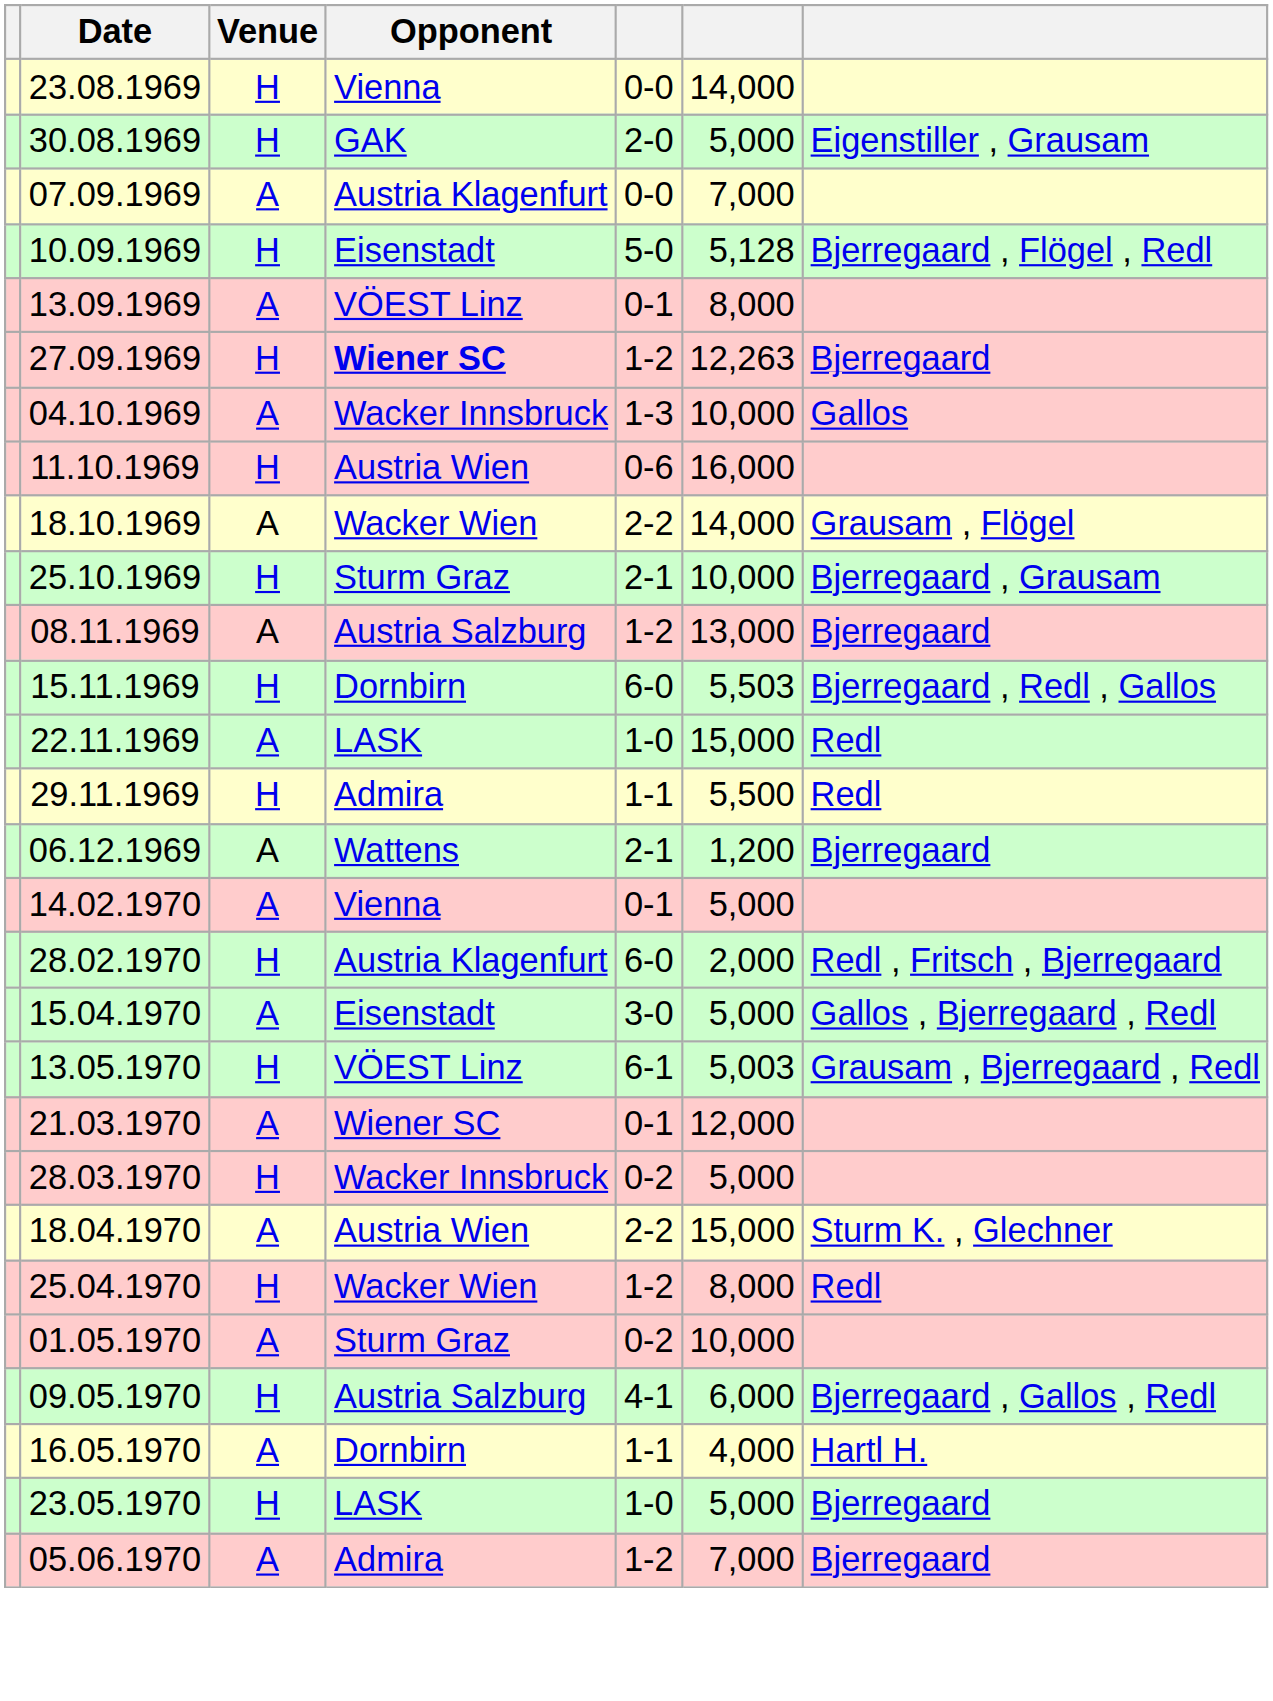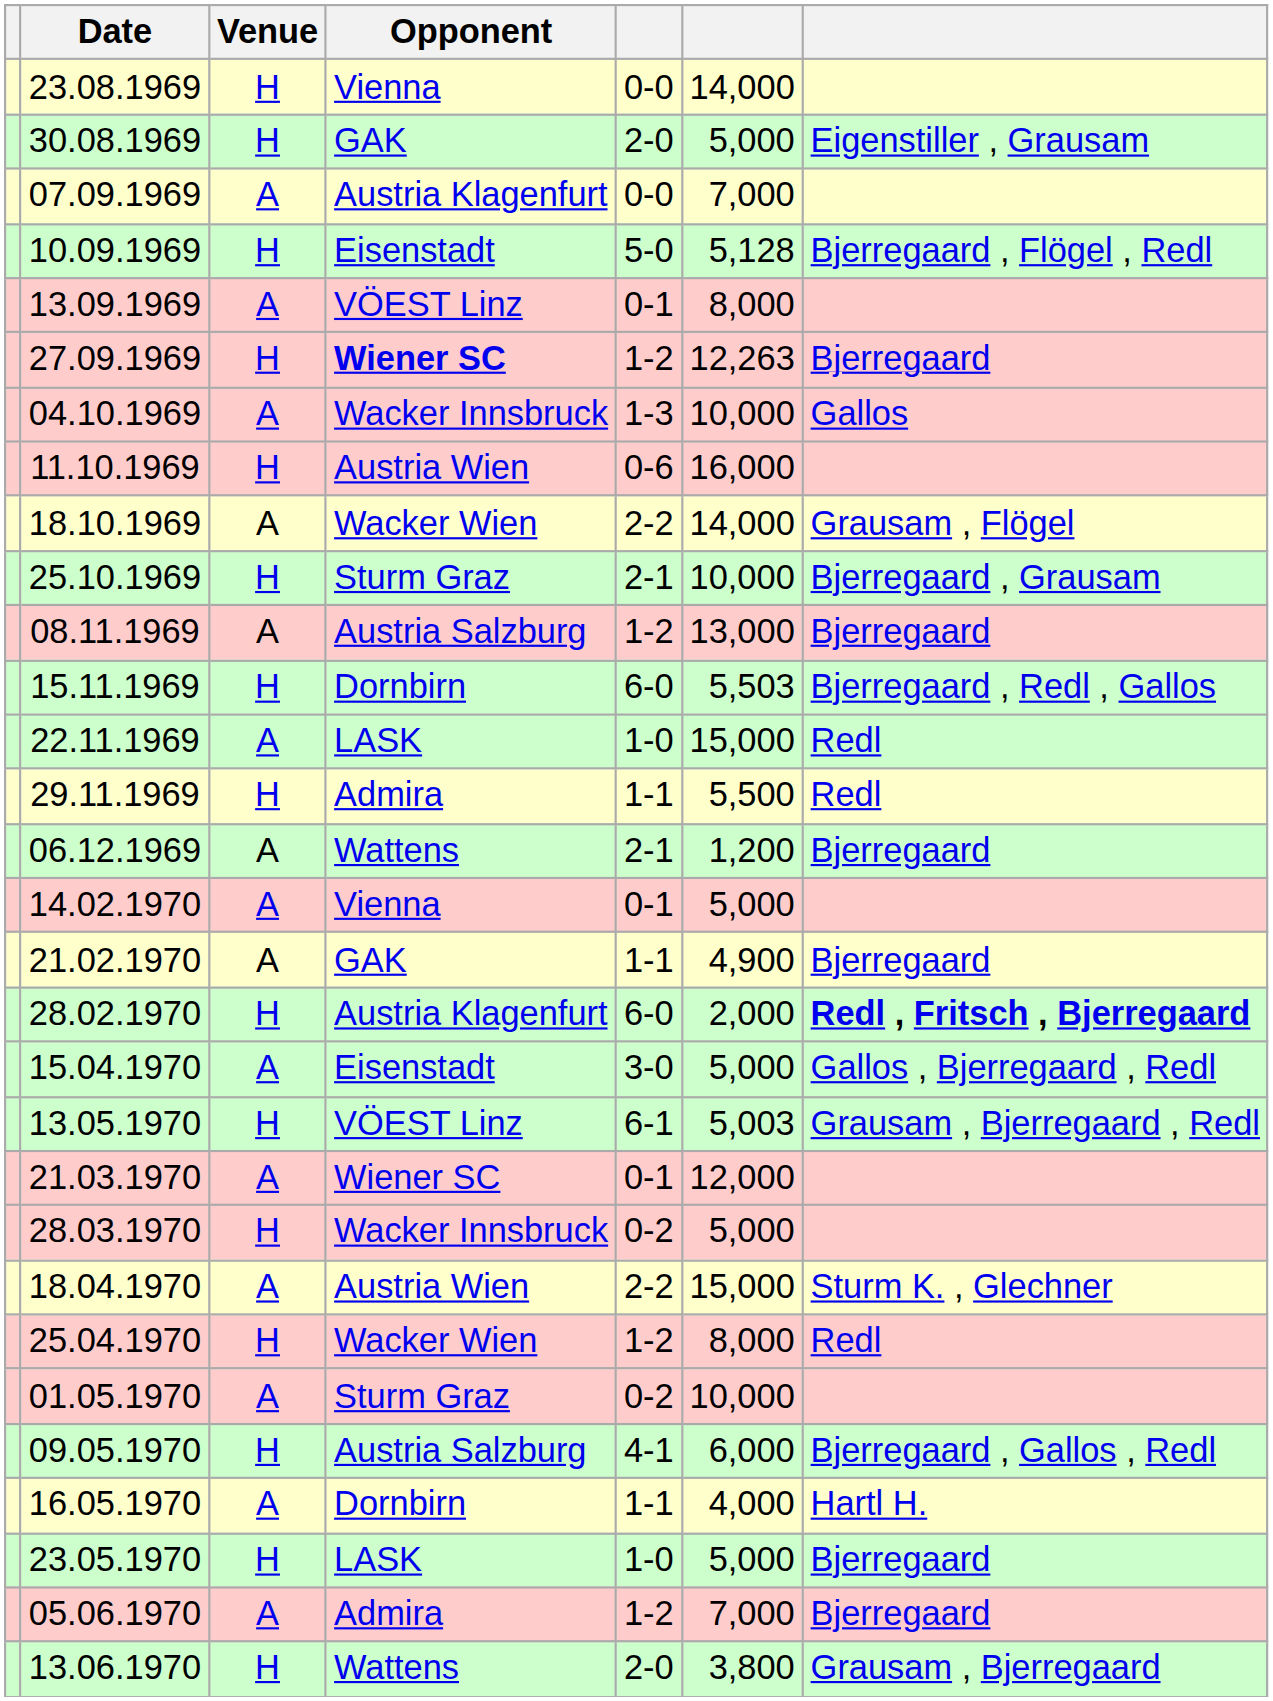+ row: (115, 959)
(1016, 959) normal -> (1030, 1013) bold
+ row: (115, 1668)
